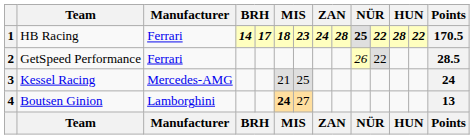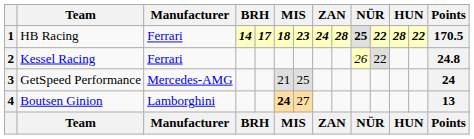(81, 57) GetSpeed Performance -> (58, 57) Kessel Racing
(449, 57) 28.5 -> (449, 57) 24.8
(58, 79) Kessel Racing -> (81, 79) GetSpeed Performance
